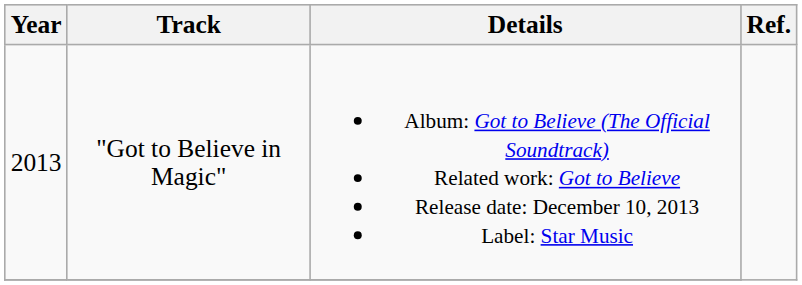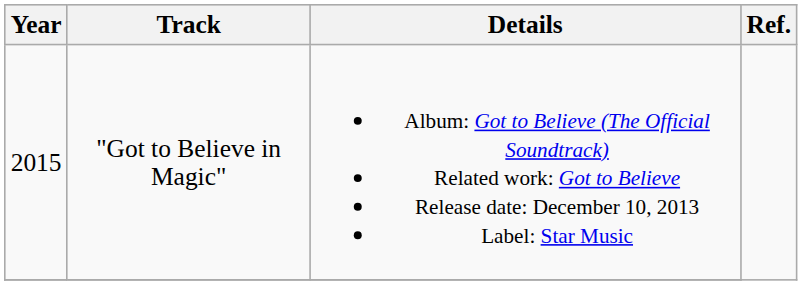(36, 162) 2013 -> (36, 162) 2015
